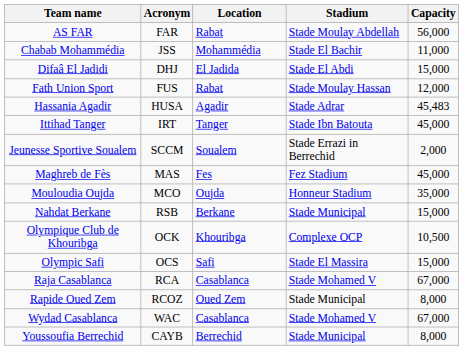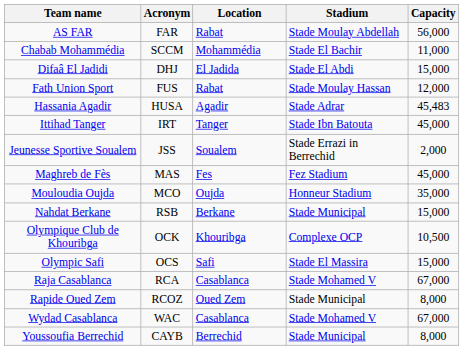(167, 50) JSS -> (167, 50) SCCM
(167, 149) SCCM -> (167, 149) JSS
